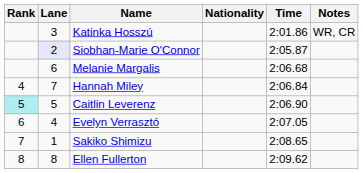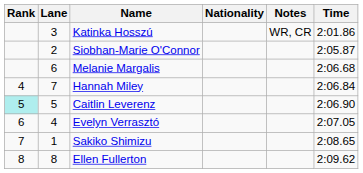columns swapped: (288, 13) <-> (334, 13)
(54, 50) lavender background -> (54, 50) no background
